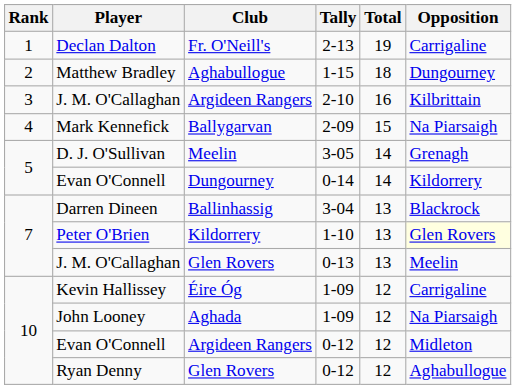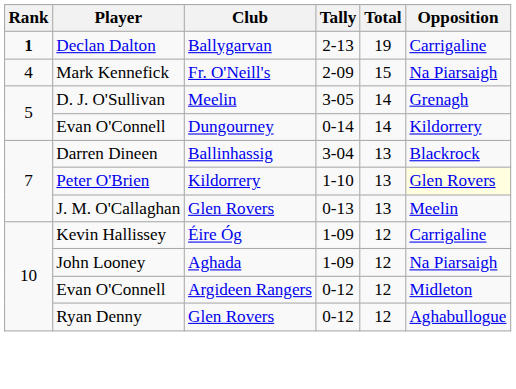(28, 45) normal -> (28, 45) bold
(229, 45) Fr. O'Neill's -> (230, 45) Ballygarvan
- row: (116, 72)
- row: (118, 99)
(230, 126) Ballygarvan -> (229, 72) Fr. O'Neill's
